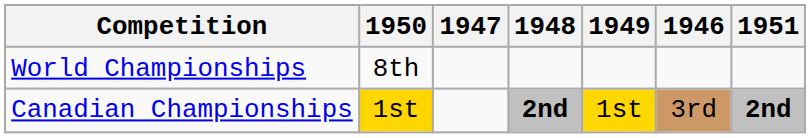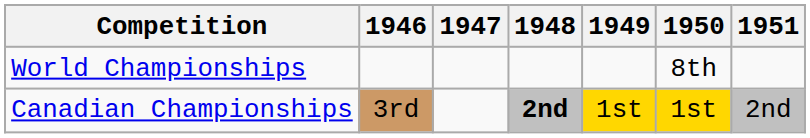columns swapped: (694, 26) <-> (396, 26)
(768, 110) bold -> (768, 110) normal
